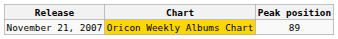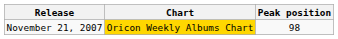(294, 27) 89 -> (294, 27) 98
